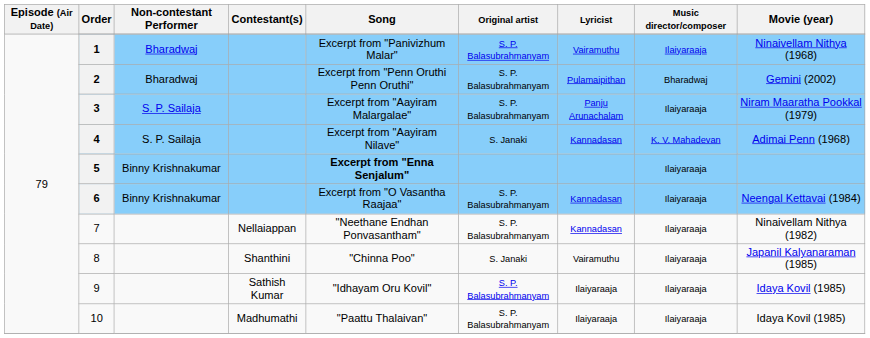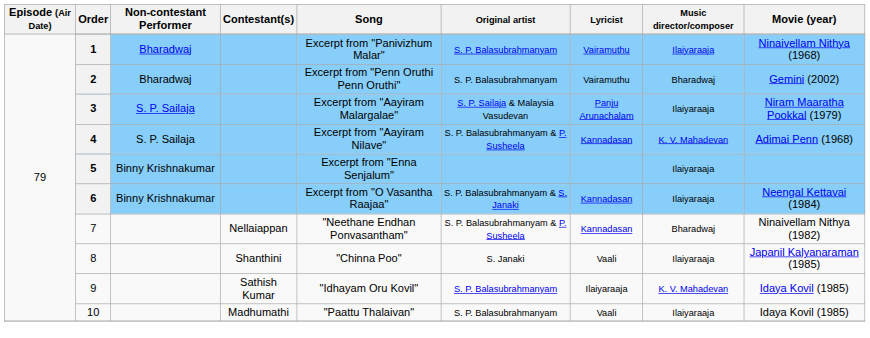(596, 80) Pulamaipithan -> (607, 80) Vairamuthu
(508, 109) S. P. Balasubrahmanyam -> (506, 109) S. P. Sailaja & Malaysia Vasudevan
(508, 139) S. Janaki -> (506, 139) S. P. Balasubrahmanyam & P. Susheela
(382, 169) bold -> (369, 169) normal
(508, 199) S. P. Balasubrahmanyam -> (506, 199) S. P. Balasubrahmanyam & S. Janaki
(508, 229) S. P. Balasubrahmanyam -> (506, 229) S. P. Balasubrahmanyam & P. Susheela
(686, 229) Ilaiyaraaja -> (693, 229) Bharadwaj
(596, 259) Vairamuthu -> (607, 259) Vaali
(686, 289) Ilaiyaraaja -> (693, 289) K. V. Mahadevan
(596, 319) Ilaiyaraaja -> (607, 313) Vaali
